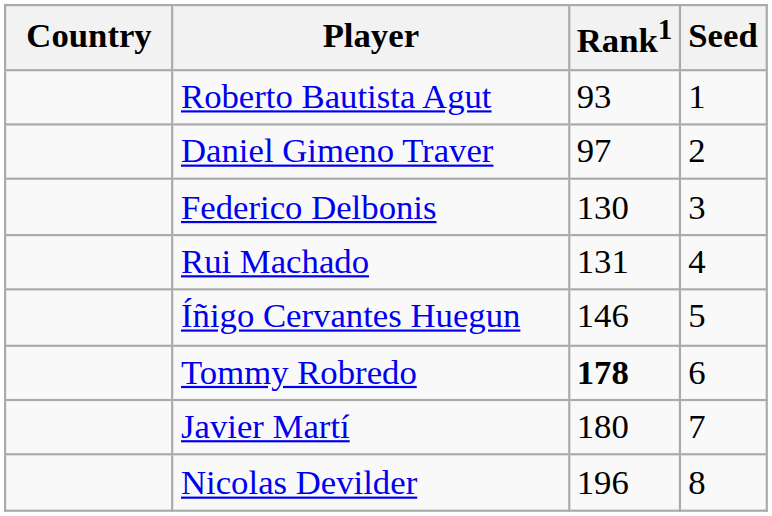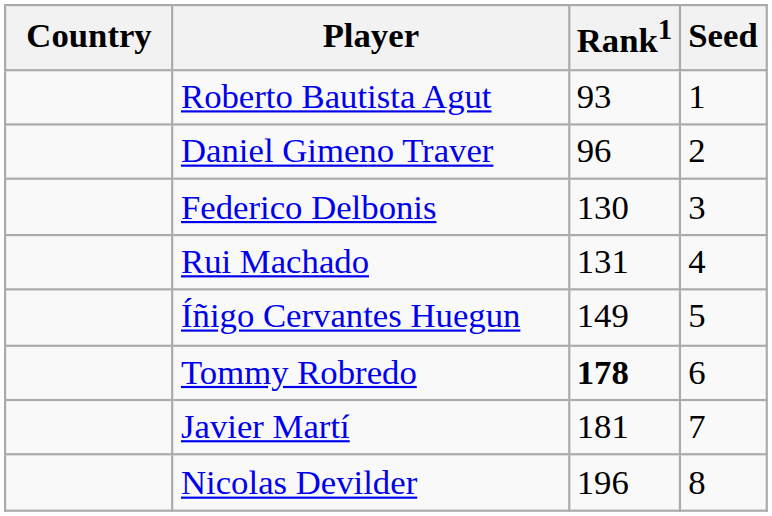(594, 151) 97 -> (594, 151) 96
(603, 316) 146 -> (603, 316) 149
(603, 426) 180 -> (603, 426) 181
